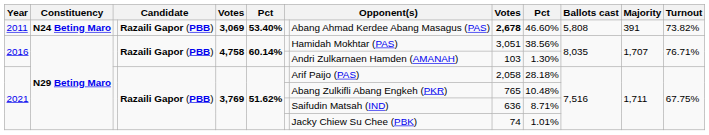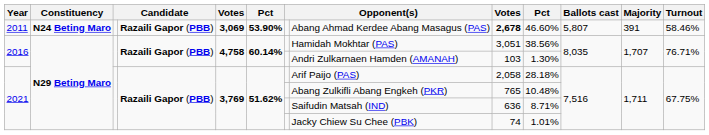(266, 28) 53.40% -> (266, 28) 53.90%
(576, 28) 5,808 -> (576, 28) 5,807
(683, 28) 73.82% -> (683, 28) 58.46%
